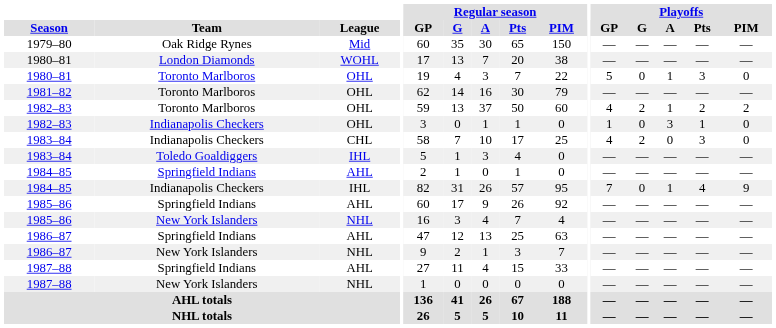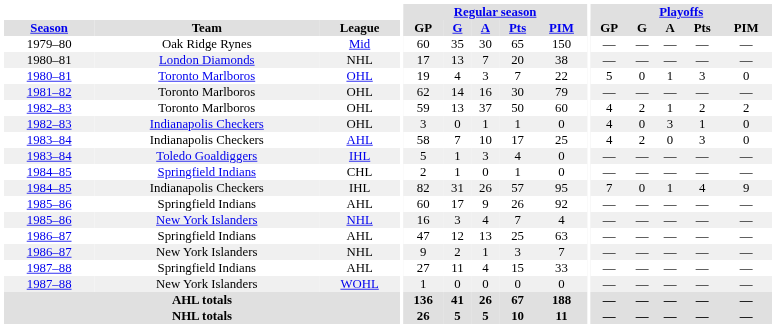(360, 60) WOHL -> (360, 60) NHL
(609, 124) 1 -> (609, 124) 4
(360, 140) CHL -> (360, 140) AHL
(360, 172) AHL -> (360, 172) CHL
(360, 284) NHL -> (360, 284) WOHL
